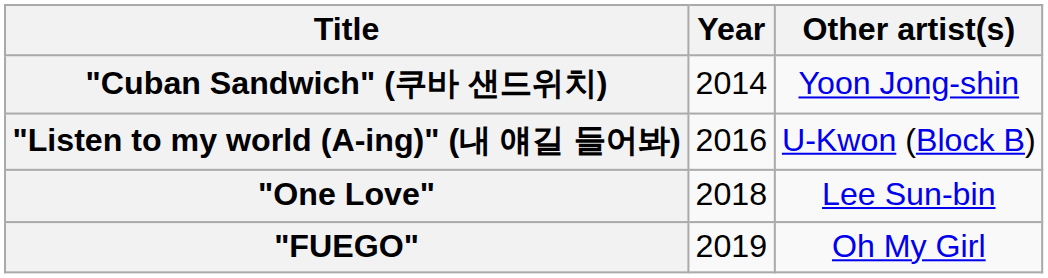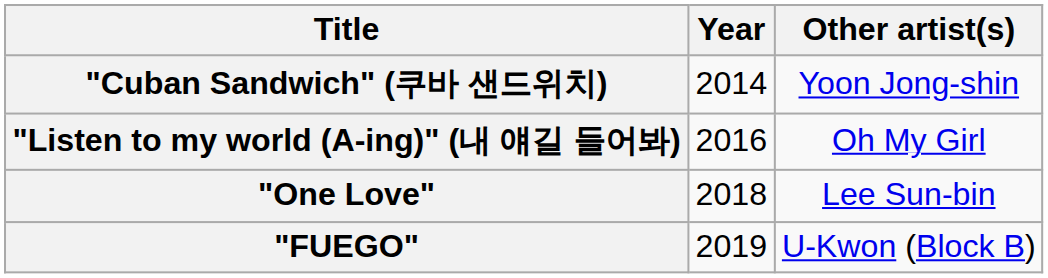(909, 141) U-Kwon (Block B) -> (909, 141) Oh My Girl
(909, 246) Oh My Girl -> (909, 246) U-Kwon (Block B)
